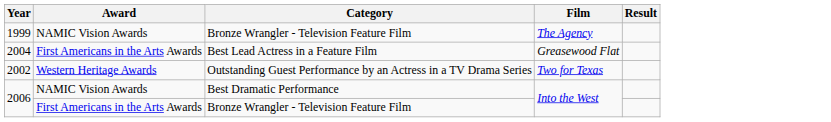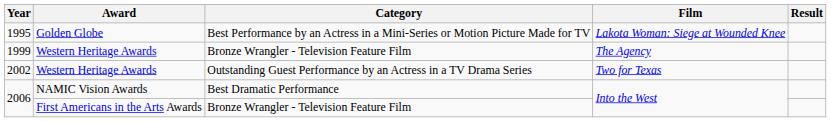+ row: (19, 32)
(92, 32) NAMIC Vision Awards -> (96, 51) Western Heritage Awards
- row: (19, 51)
